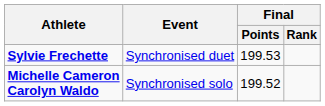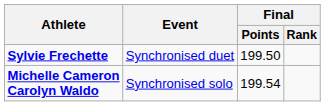(260, 55) 199.53 -> (260, 55) 199.50
(260, 83) 199.52 -> (260, 83) 199.54
